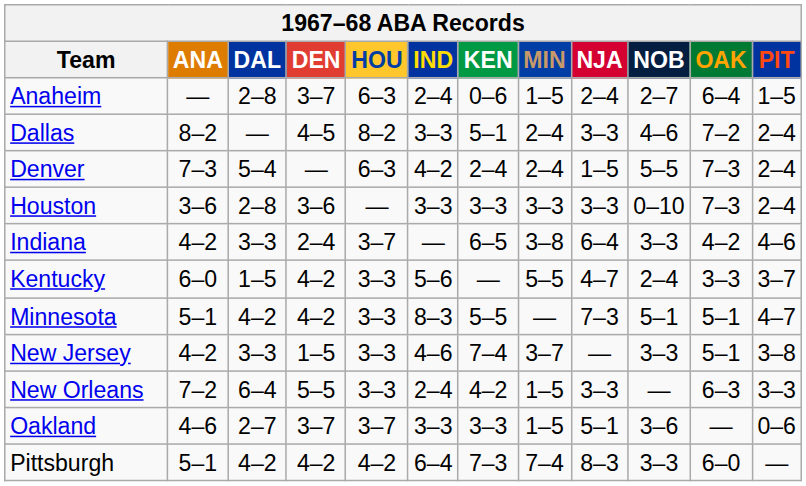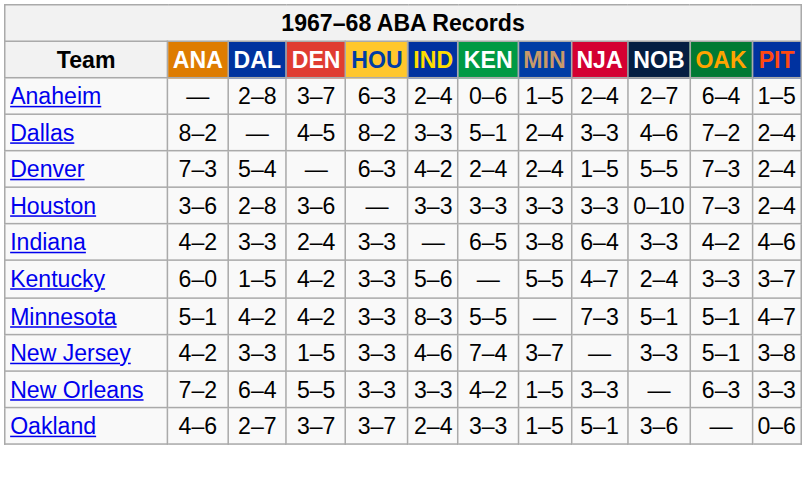(377, 243) 3–7 -> (377, 243) 3–3
(433, 389) 2–4 -> (433, 389) 3–3
(433, 426) 3–3 -> (433, 426) 2–4
- row: (62, 462)
